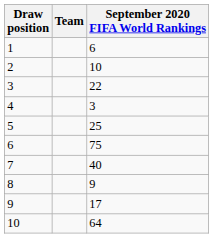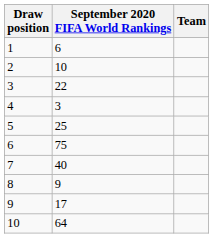columns swapped: (69, 21) <-> (148, 21)
